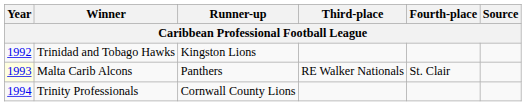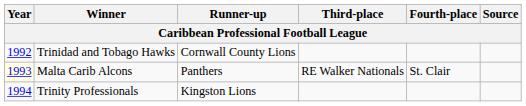(218, 52) Kingston Lions -> (238, 52) Cornwall County Lions
(238, 91) Cornwall County Lions -> (218, 91) Kingston Lions
